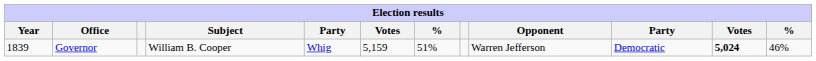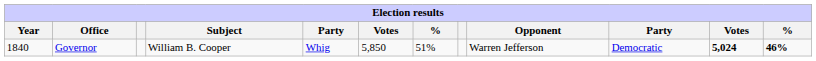(18, 47) 1839 -> (18, 47) 1840
(375, 47) 5,159 -> (374, 47) 5,850
(779, 47) normal -> (777, 47) bold
